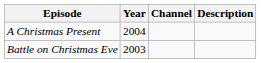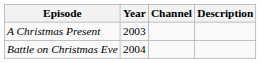(134, 31) 2004 -> (134, 31) 2003
(134, 49) 2003 -> (134, 49) 2004
